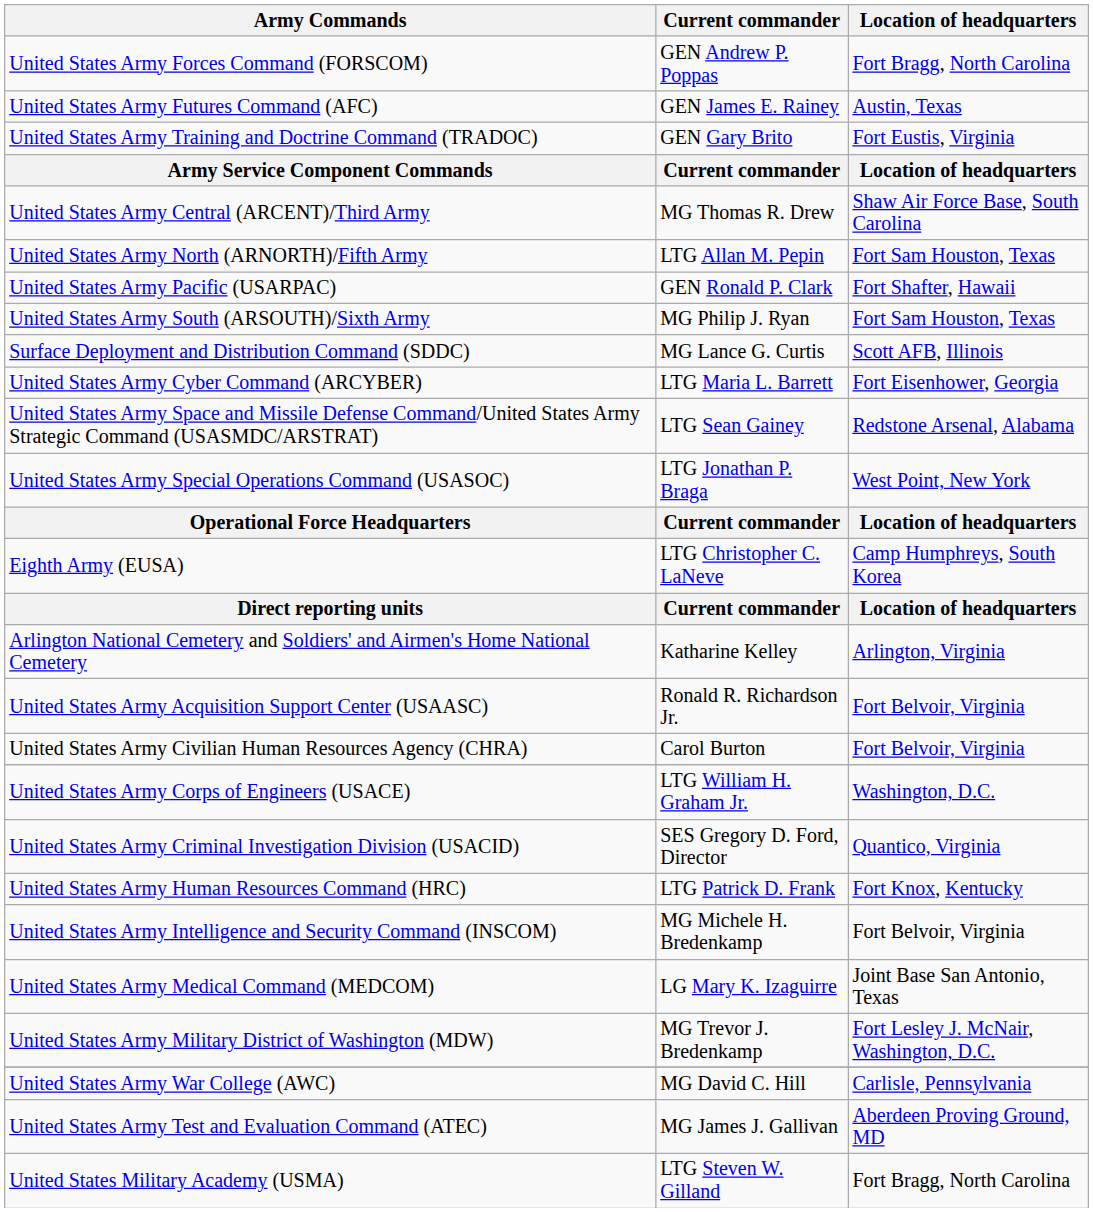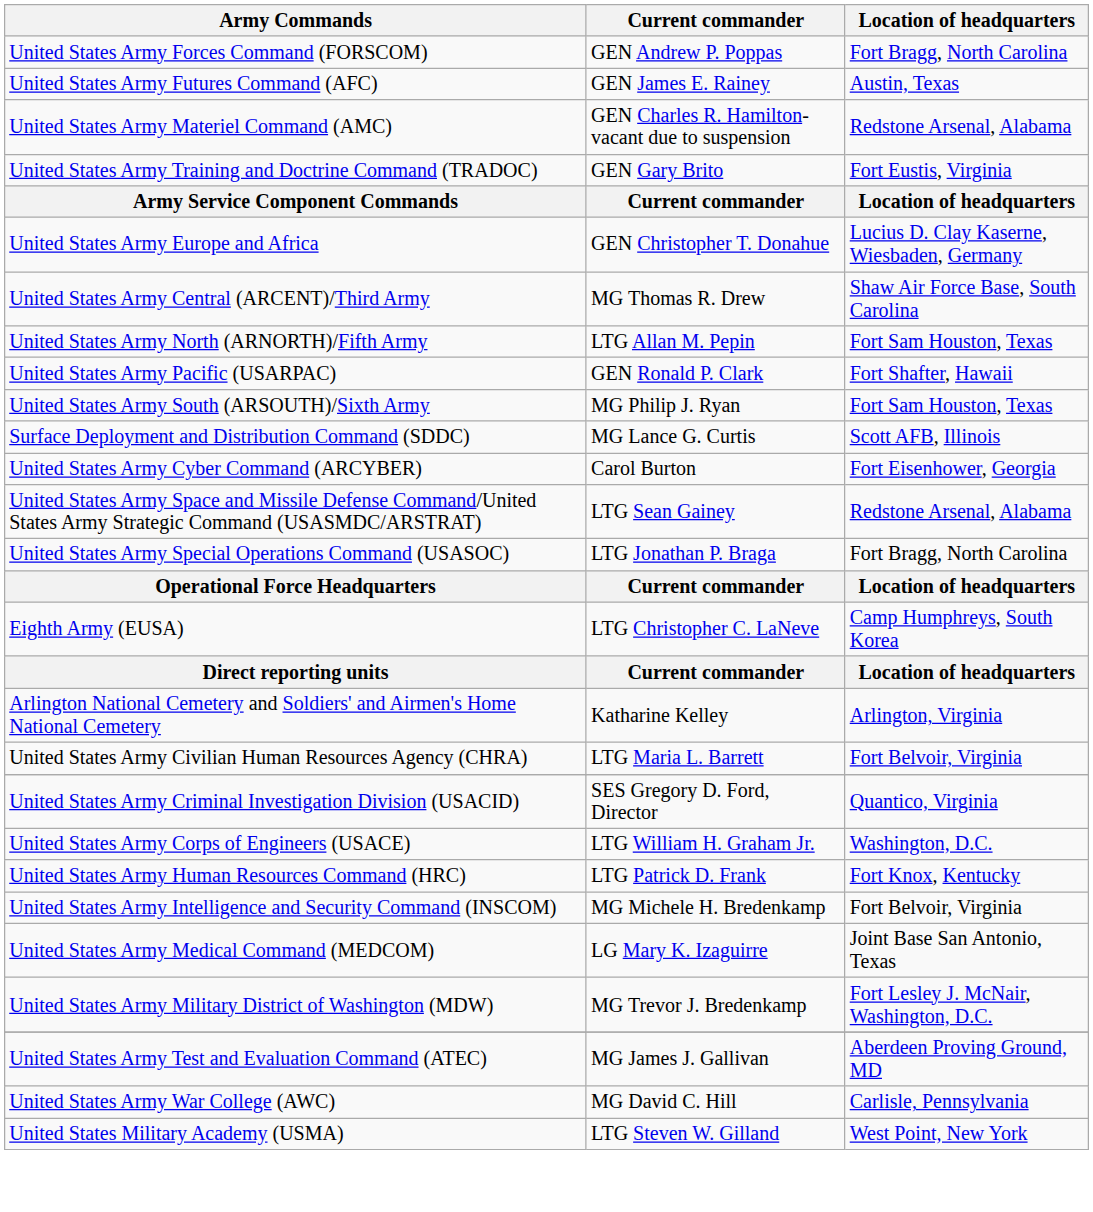+ row: (201, 126)
+ row: (164, 244)
(746, 382) LTG Maria L. Barrett -> (644, 468) Carol Burton
(941, 479) West Point, New York -> (959, 554) Fort Bragg, North Carolina
- row: (249, 705)
(713, 748) Carol Burton -> (677, 758) LTG Maria L. Barrett
rows swapped: (210, 791) <-> (264, 845)
rows swapped: (248, 1126) <-> (172, 1083)
(961, 1180) Fort Bragg, North Carolina -> (939, 1133) West Point, New York
